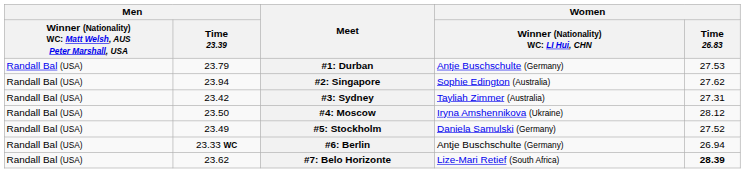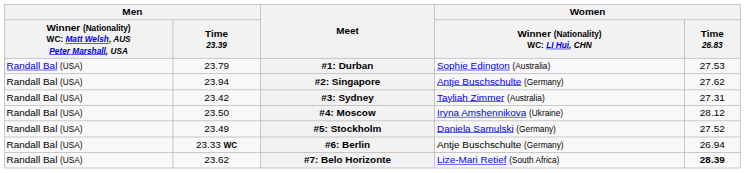(500, 66) Antje Buschschulte (Germany) -> (494, 66) Sophie Edington (Australia)
(494, 81) Sophie Edington (Australia) -> (500, 81) Antje Buschschulte (Germany)
